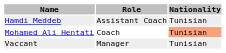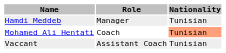(132, 21) Assistant Coach -> (113, 21) Manager
(113, 44) Manager -> (132, 44) Assistant Coach
